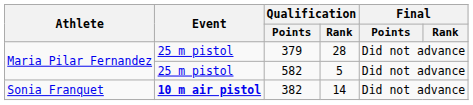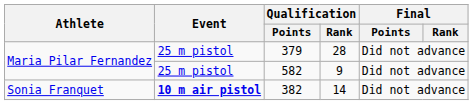(339, 70) 5 -> (339, 70) 9
